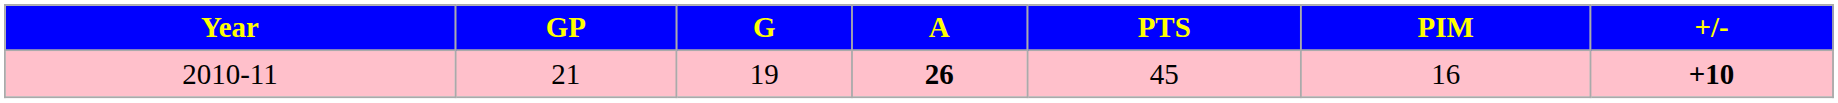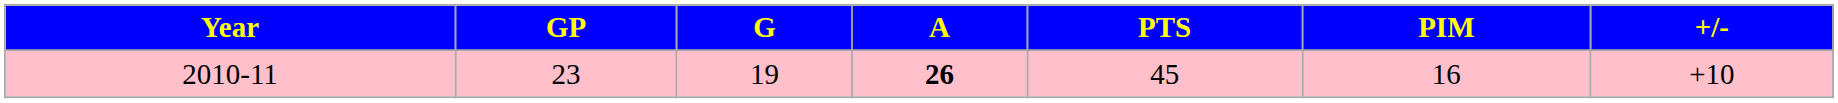(566, 73) 21 -> (566, 73) 23
(1712, 73) bold -> (1712, 73) normal
